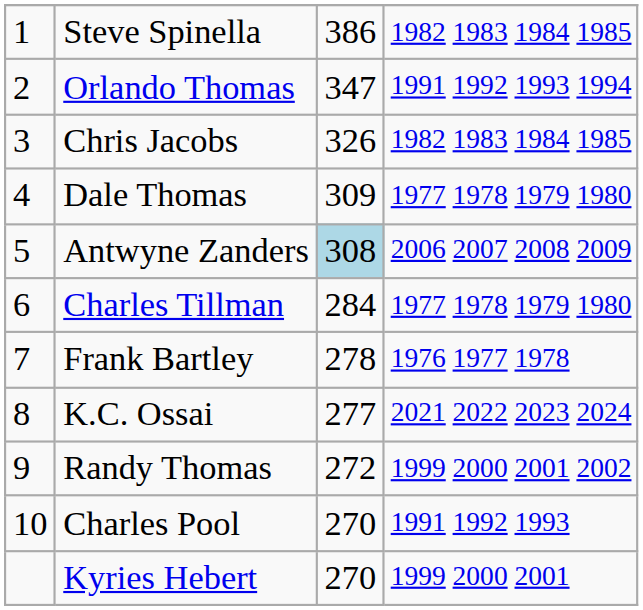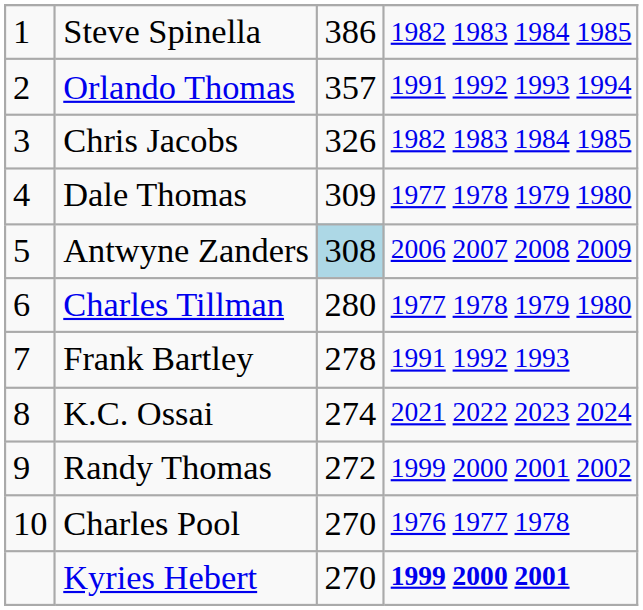(350, 86) 347 -> (350, 86) 357
(350, 304) 284 -> (350, 304) 280
(480, 359) 1976 1977 1978 -> (480, 359) 1991 1992 1993
(350, 413) 277 -> (350, 413) 274
(480, 522) 1991 1992 1993 -> (480, 522) 1976 1977 1978
(480, 577) normal -> (480, 577) bold
